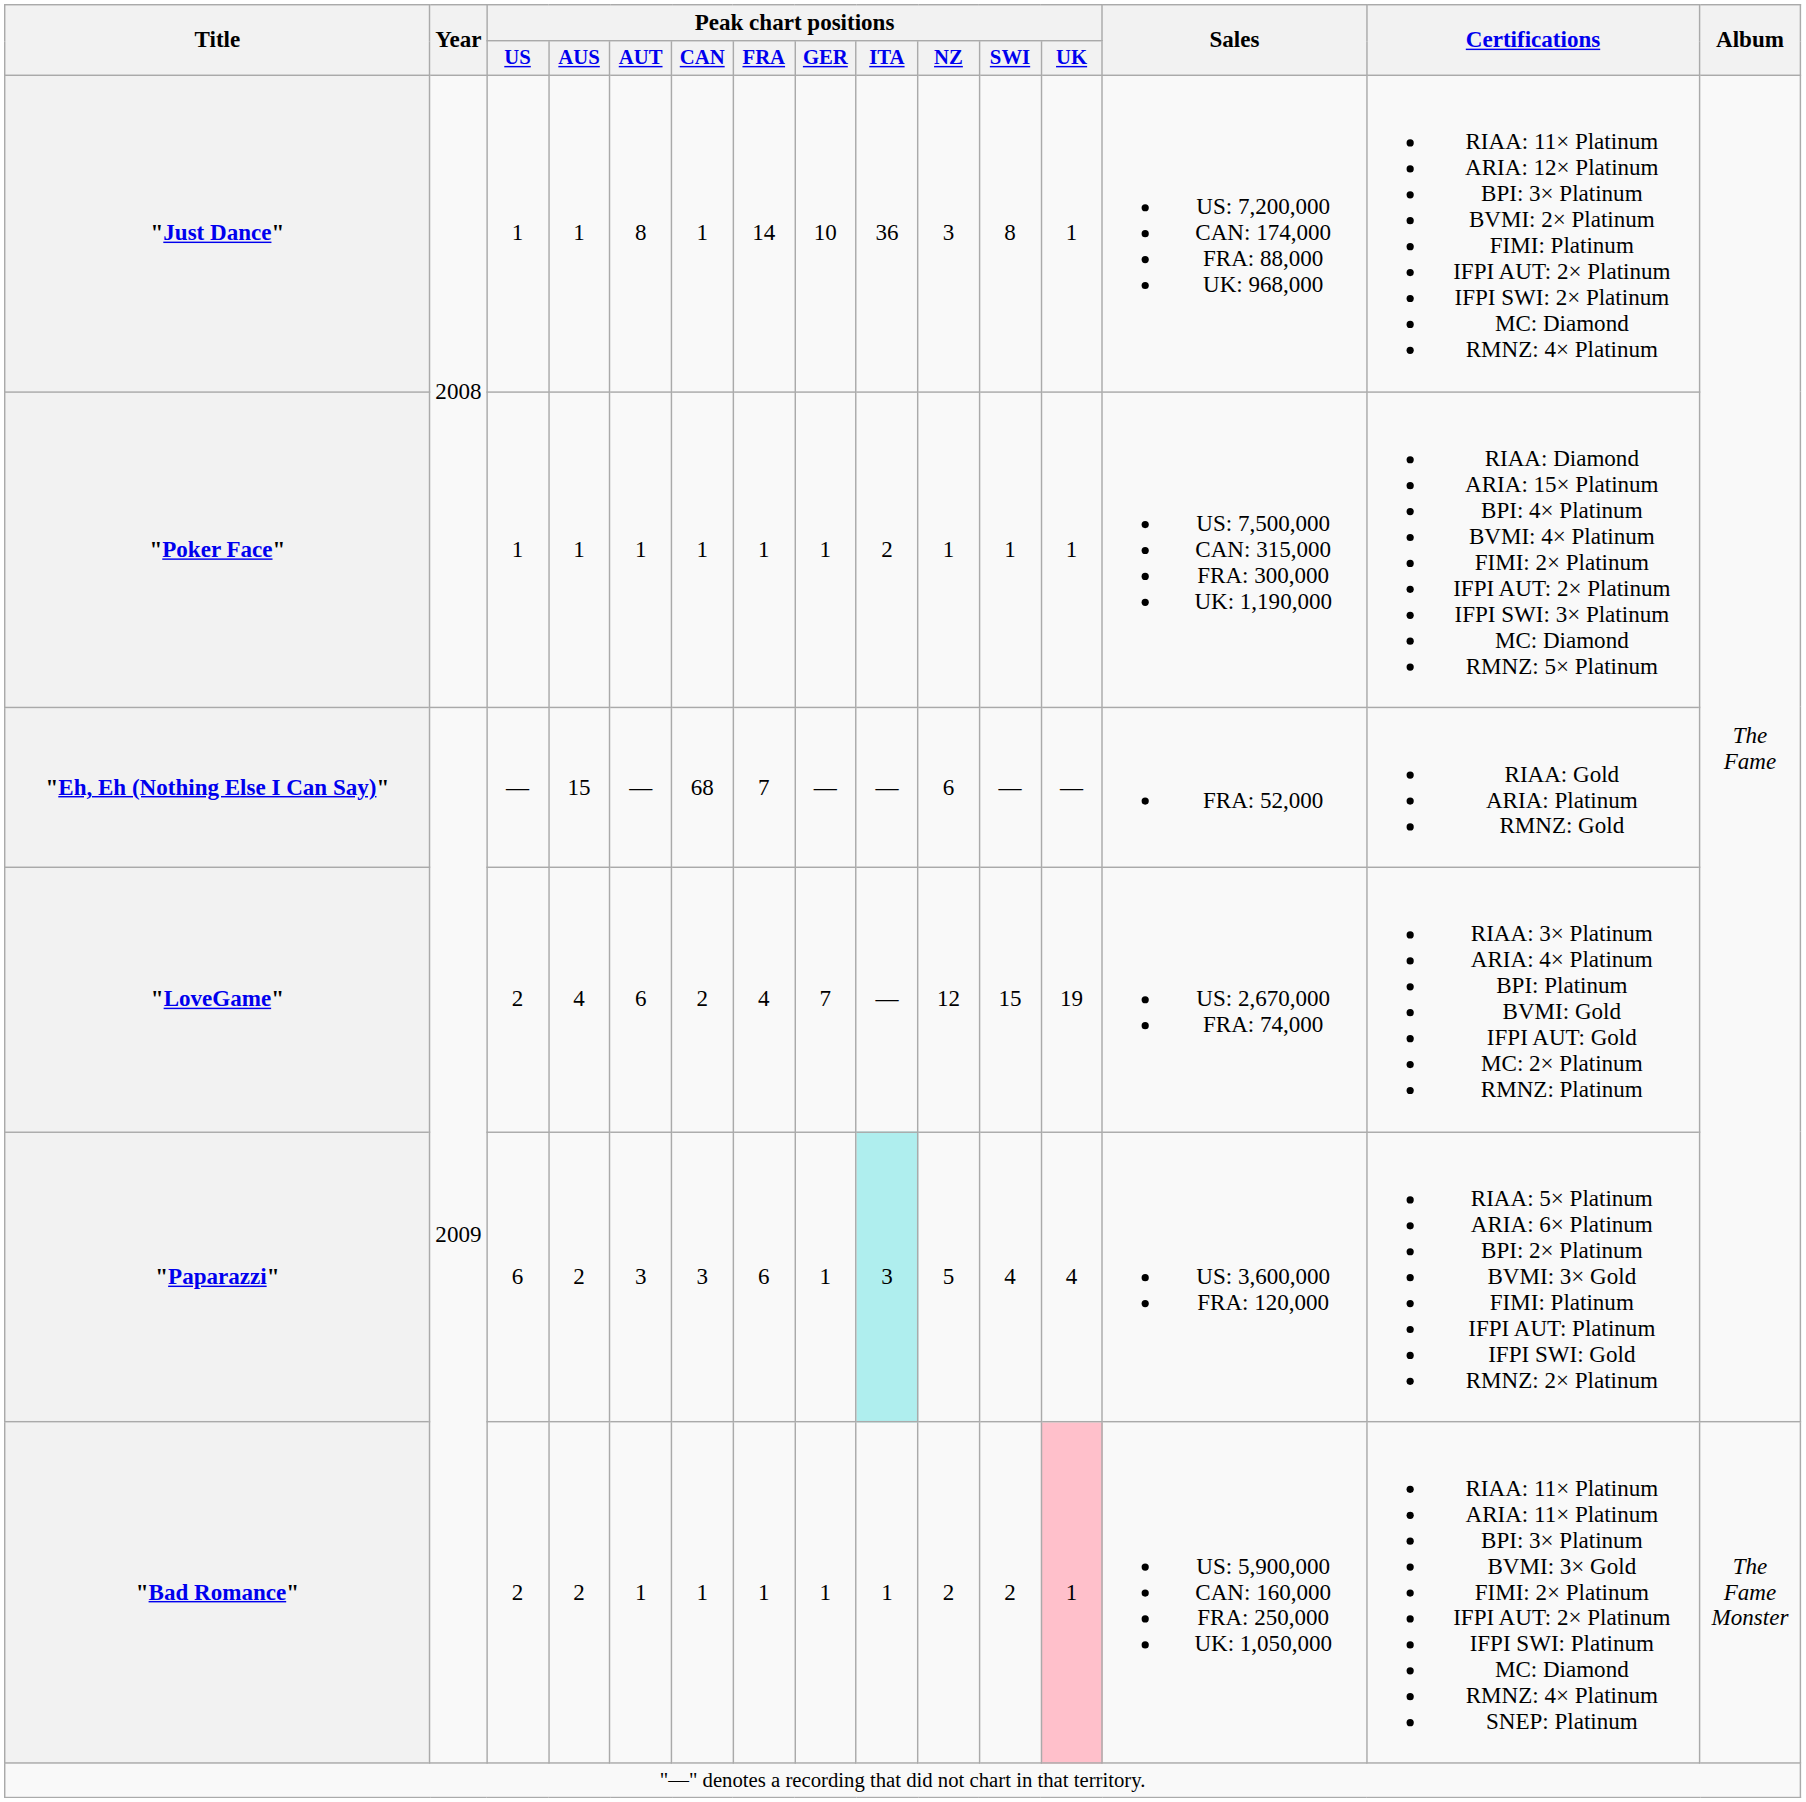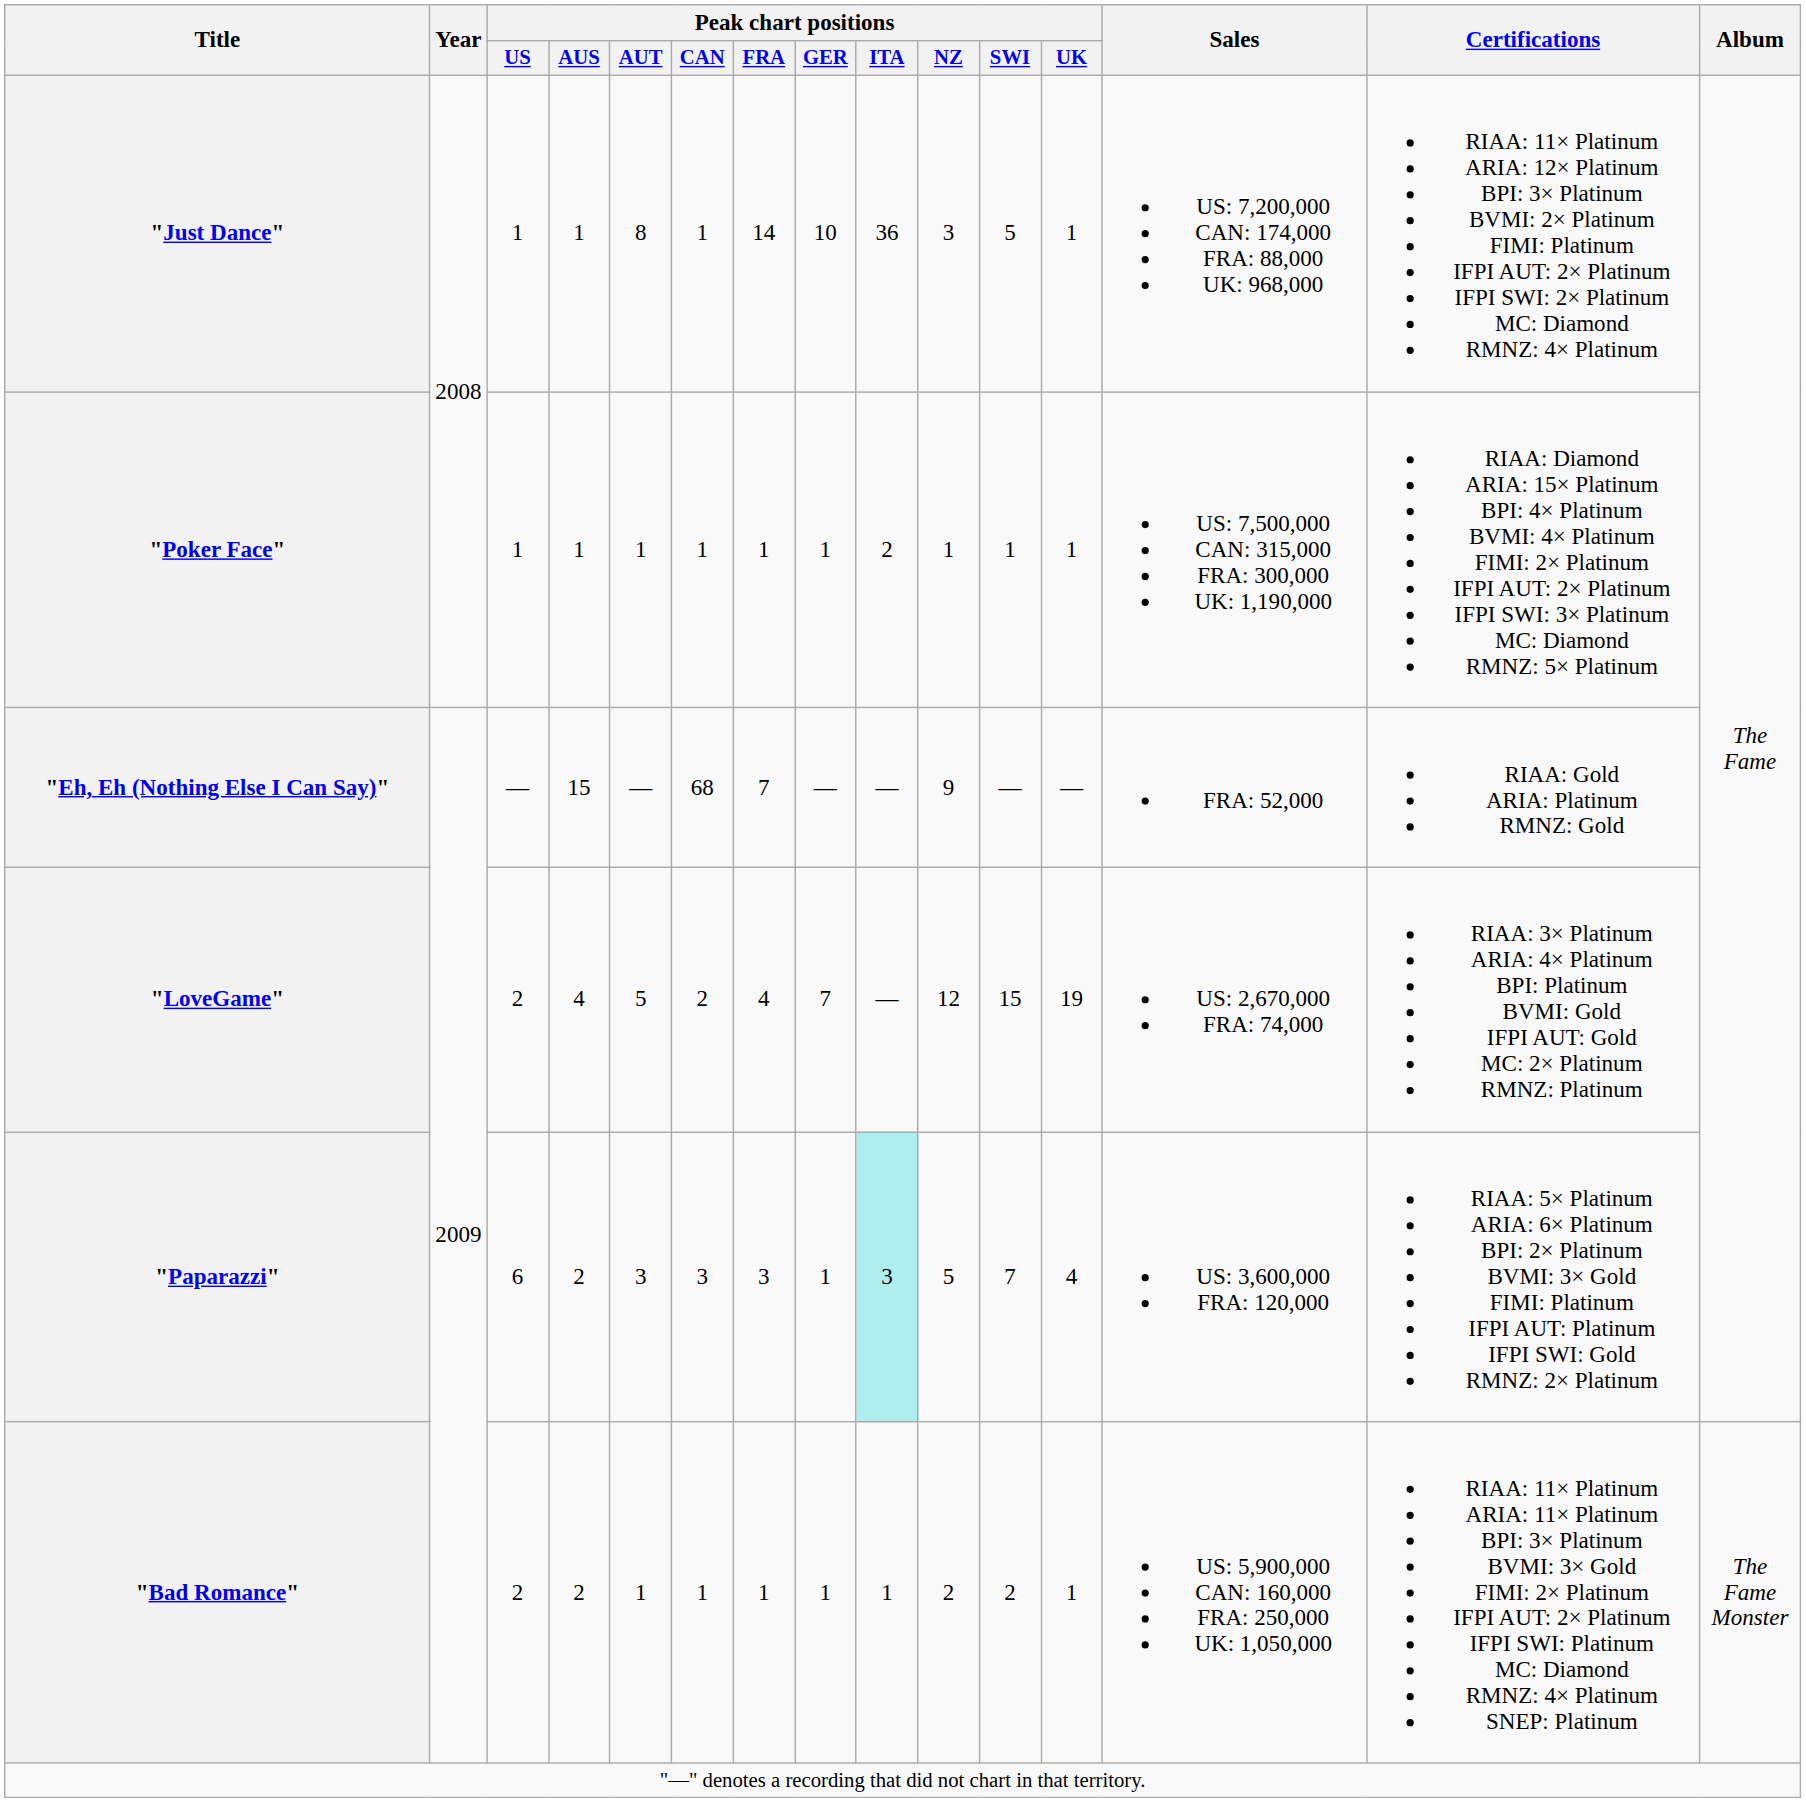(1010, 233) 8 -> (1010, 233) 5
(948, 787) 6 -> (948, 787) 9
(641, 999) 6 -> (641, 999) 5
(764, 1276) 6 -> (764, 1276) 3
(1010, 1276) 4 -> (1010, 1276) 7
(1072, 1592) pink background -> (1072, 1592) no background
